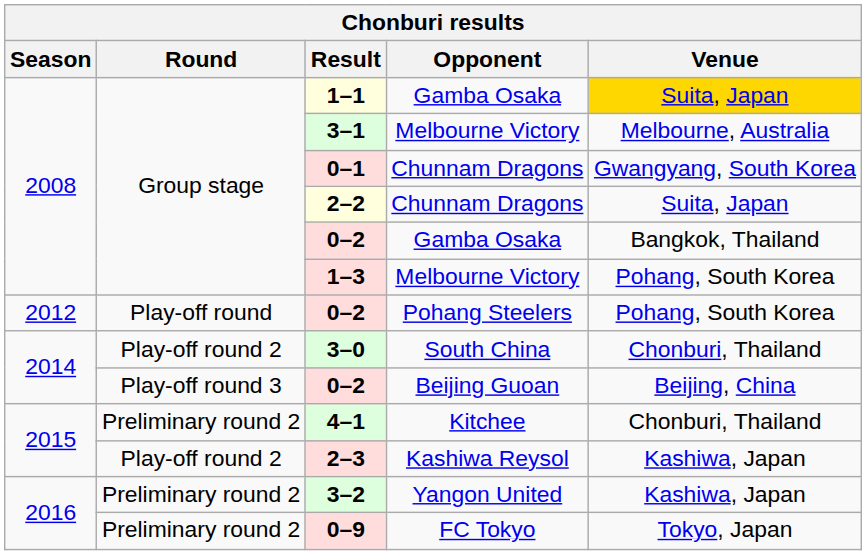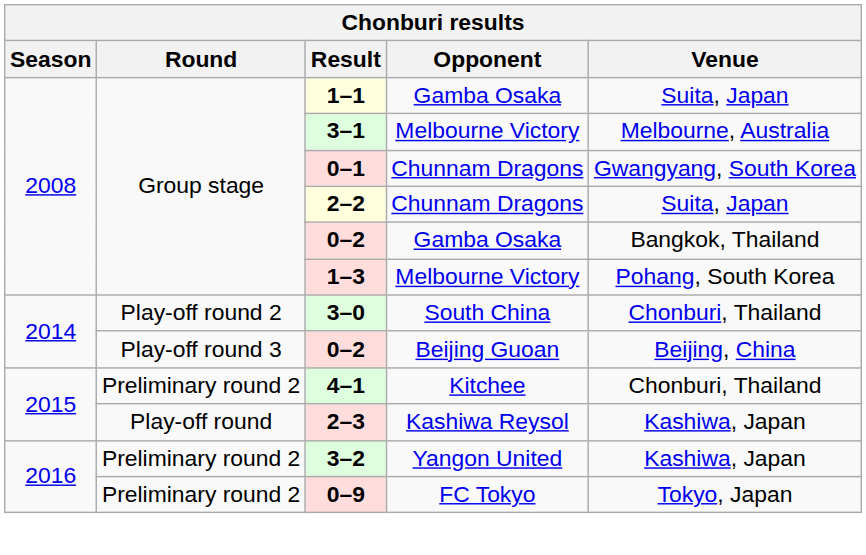(725, 95) gold background -> (725, 95) no background
- row: (346, 312)
(201, 458) Play-off round 2 -> (201, 421) Play-off round
